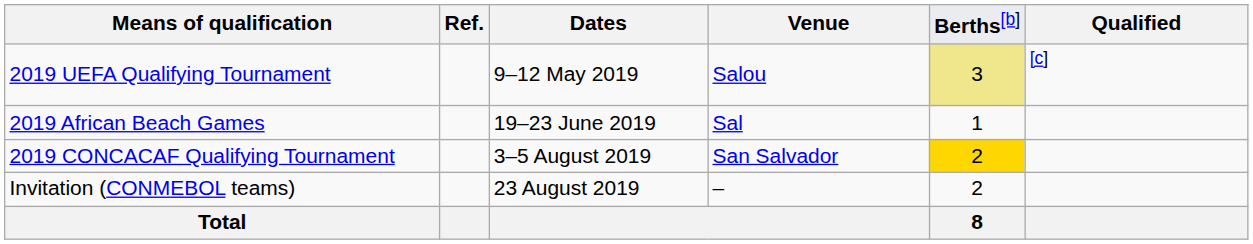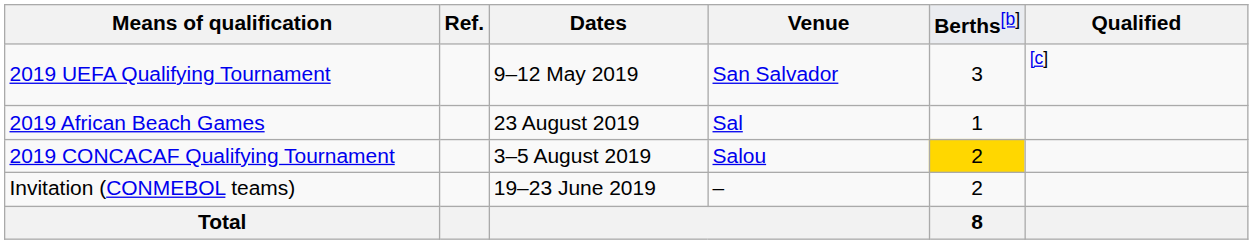(739, 74) Salou -> (775, 74) San Salvador
(977, 74) khaki background -> (977, 74) no background
(575, 122) 19–23 June 2019 -> (567, 122) 23 August 2019
(775, 155) San Salvador -> (739, 155) Salou
(567, 189) 23 August 2019 -> (575, 189) 19–23 June 2019
